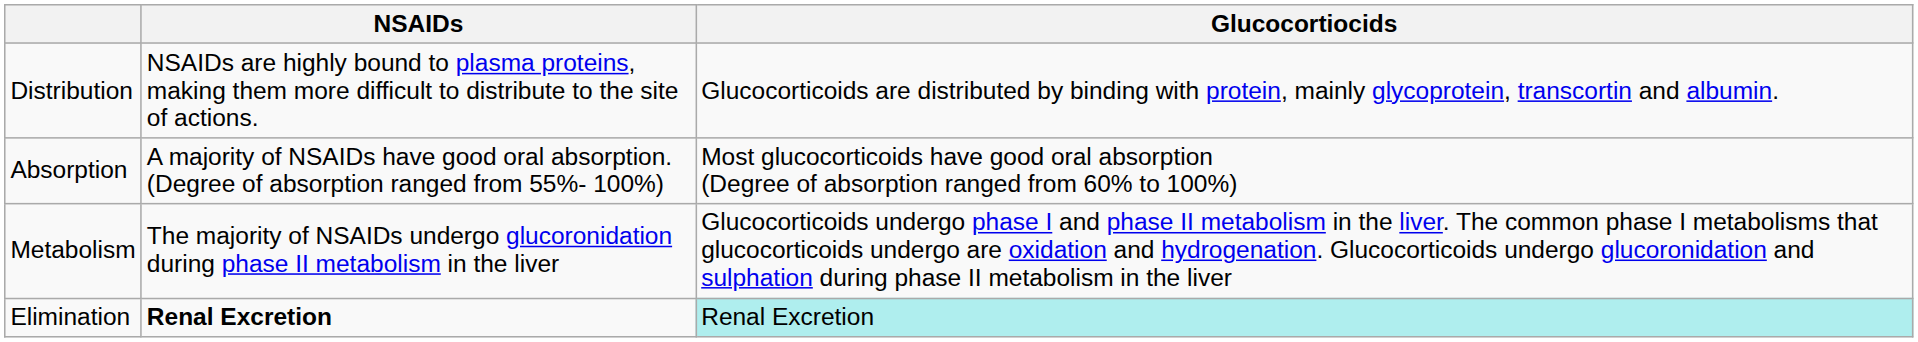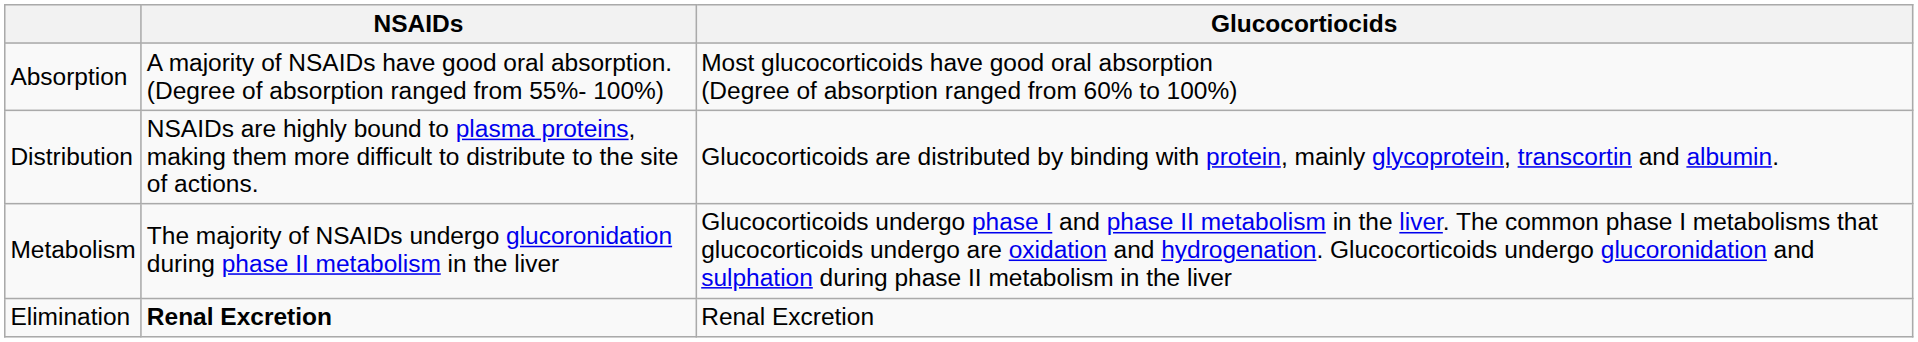rows swapped: (69, 170) <-> (72, 90)
(788, 316) paleturquoise background -> (788, 316) no background
